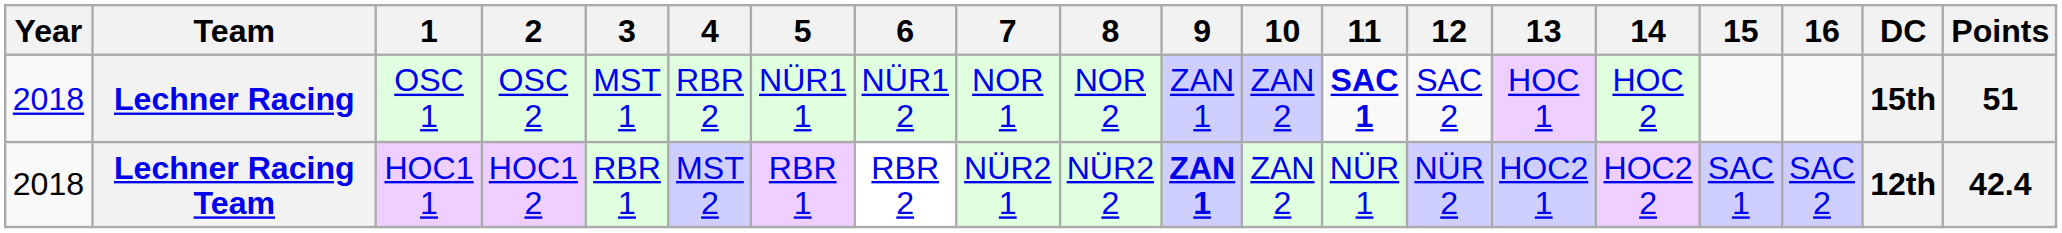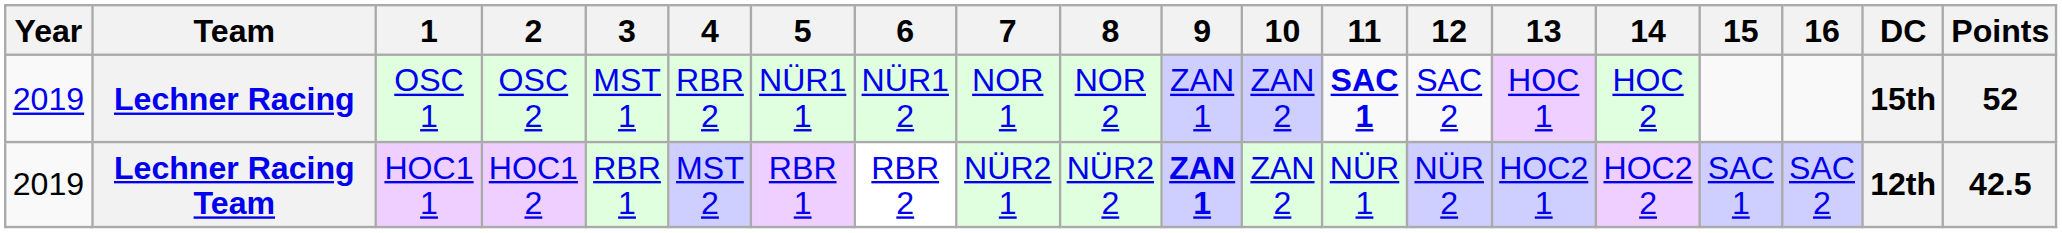(48, 98) 2018 -> (48, 98) 2019
(2000, 98) 51 -> (2000, 98) 52
(48, 184) 2018 -> (48, 184) 2019
(2000, 184) 42.4 -> (2000, 184) 42.5
